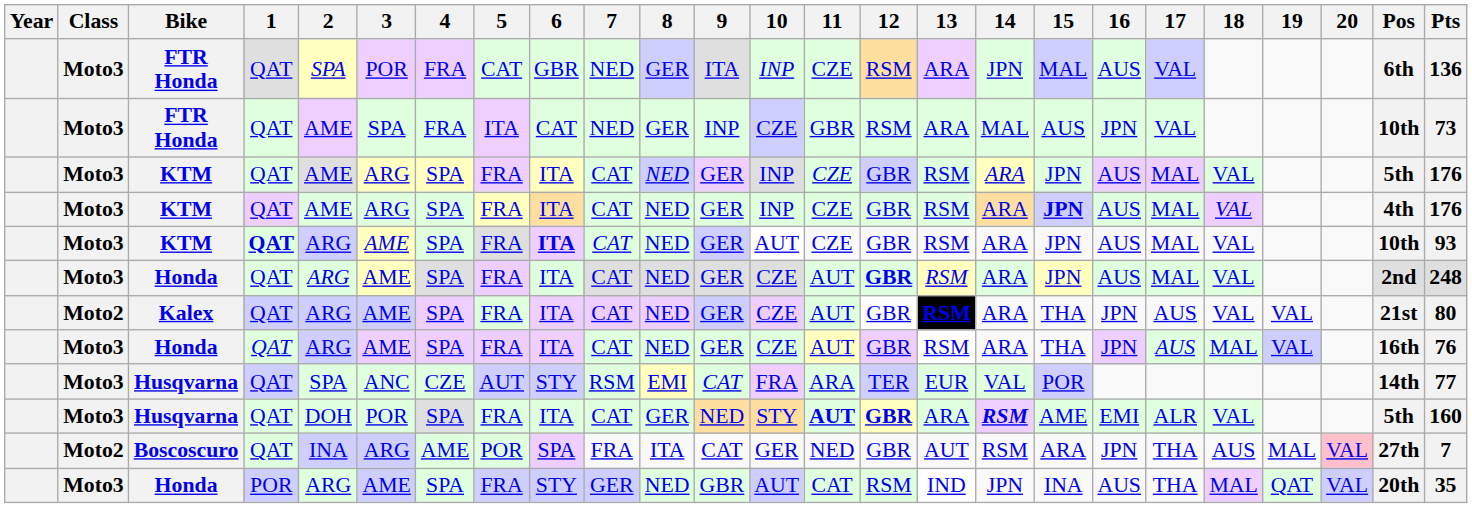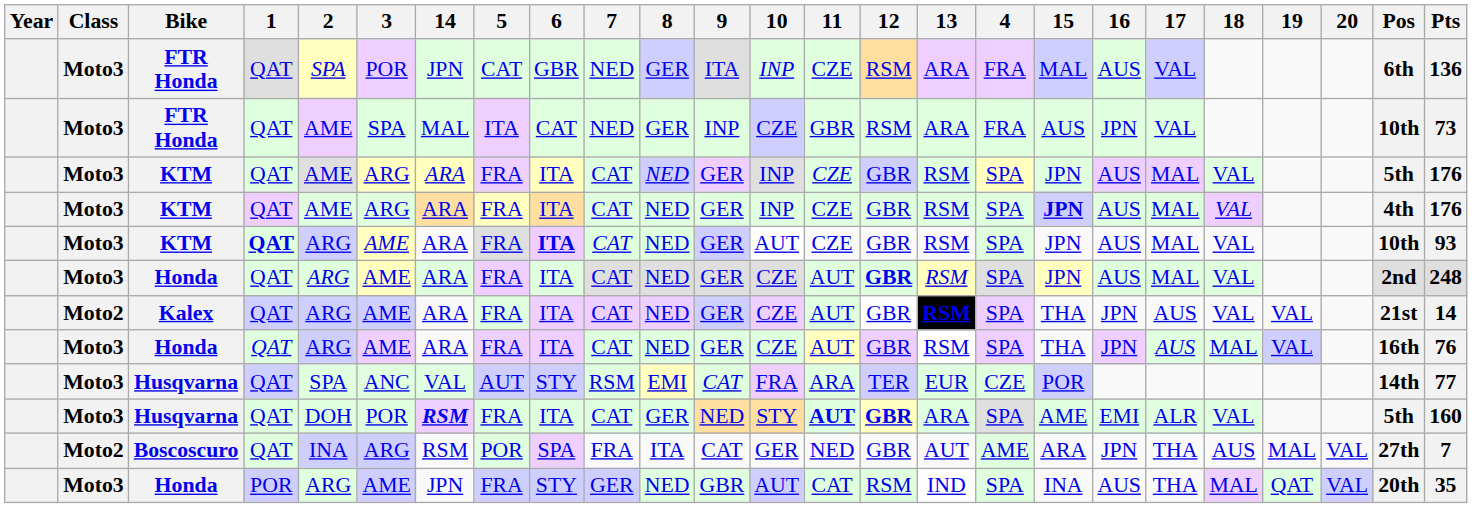columns swapped: (445, 21) <-> (1005, 21)
(1446, 312) 80 -> (1446, 312) 14
(1347, 450) pink background -> (1347, 450) no background
